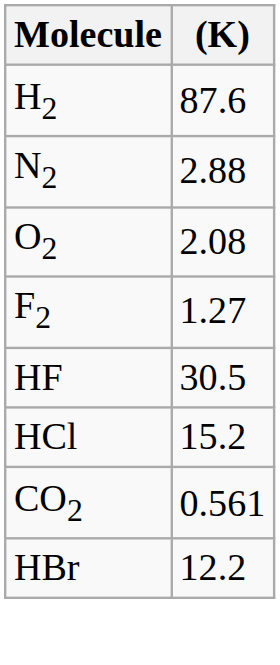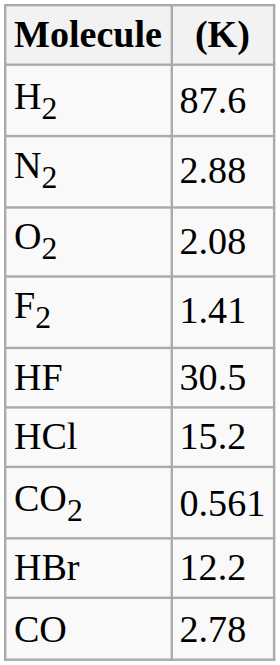(213, 311) 1.27 -> (213, 311) 1.41
+ row: (40, 628)
